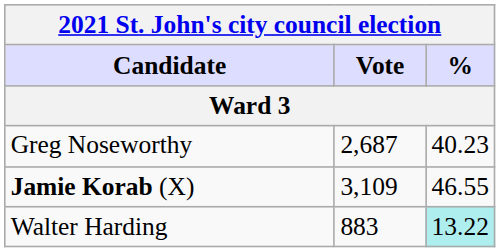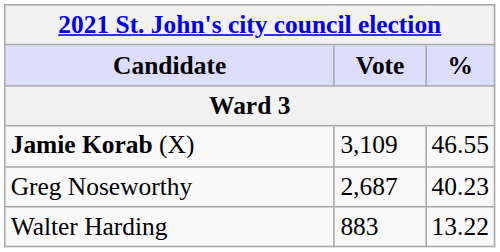rows swapped: (103, 186) <-> (101, 145)
(460, 226) paleturquoise background -> (460, 226) no background
